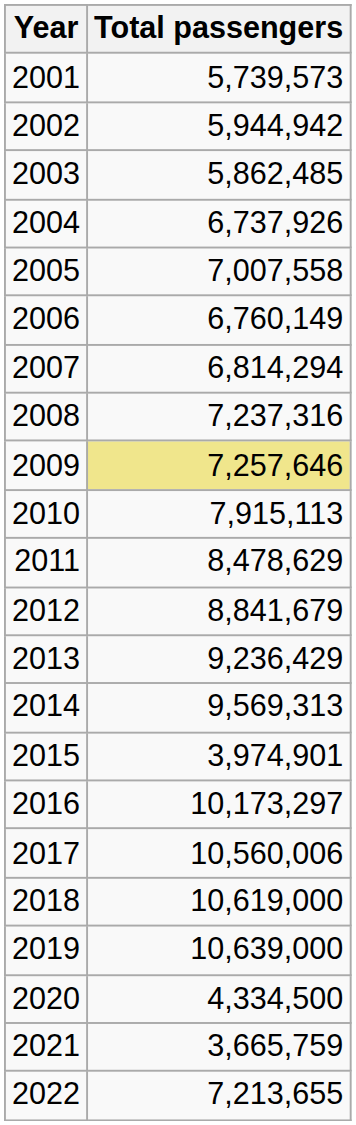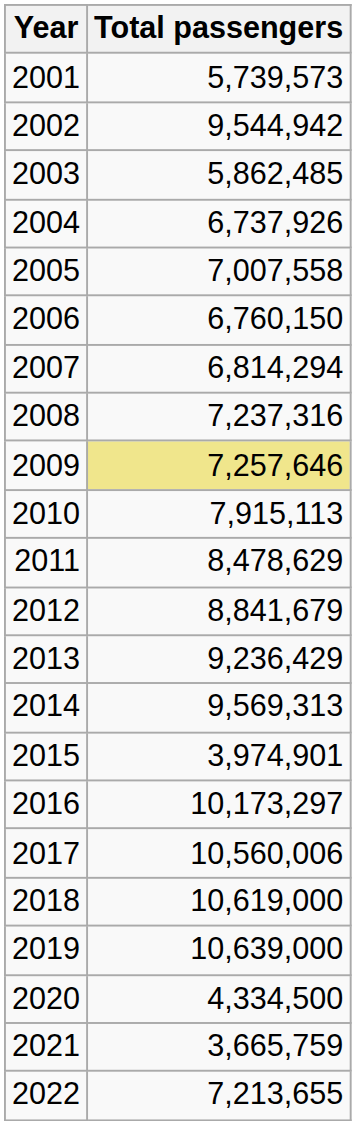(275, 125) 5,944,942 -> (275, 125) 9,544,942
(275, 319) 6,760,149 -> (275, 319) 6,760,150
